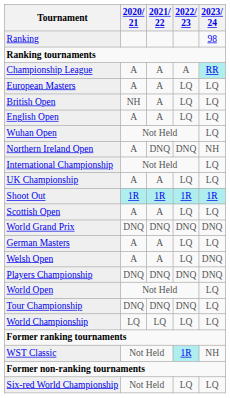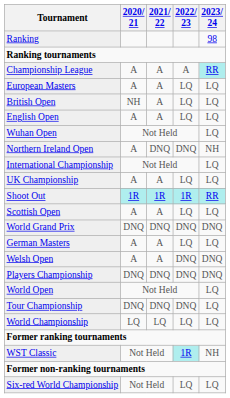(212, 195) 1R -> (212, 195) RR
(186, 258) LQ -> (186, 258) DNQ
